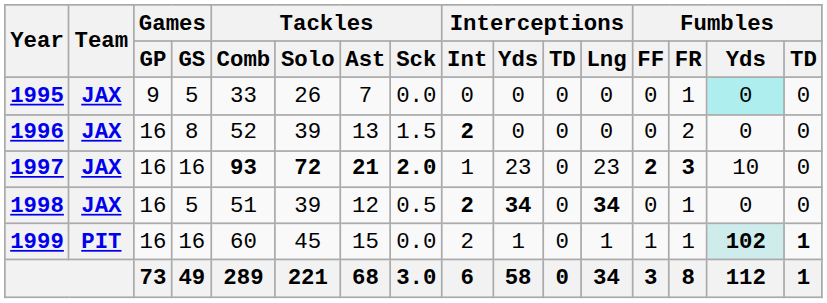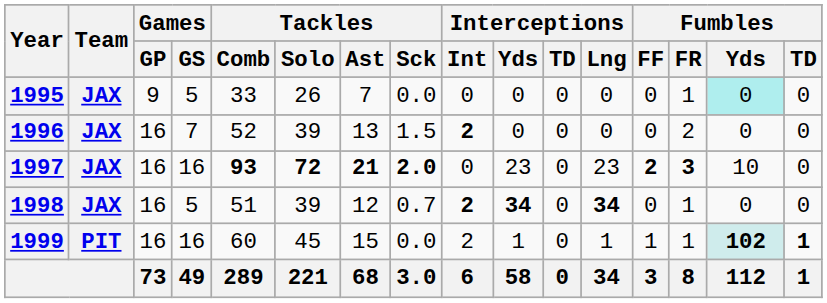(192, 132) 8 -> (192, 132) 7
(467, 169) 1 -> (467, 169) 0
(416, 205) 0.5 -> (416, 205) 0.7
